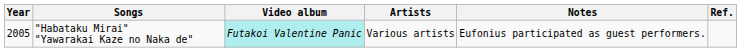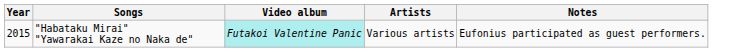- column: (722, 12)
(18, 34) 2005 -> (18, 34) 2015
